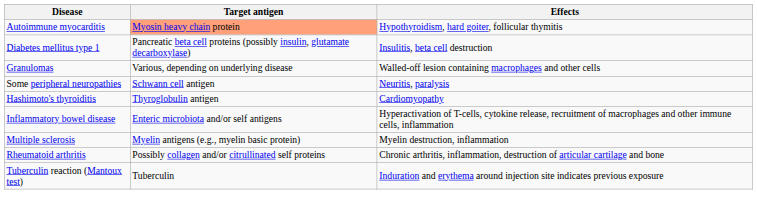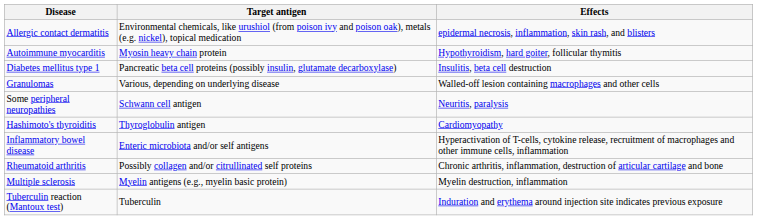+ row: (58, 32)
(186, 27) lightsalmon background -> (173, 53) no background
rows swapped: (41, 140) <-> (46, 155)
